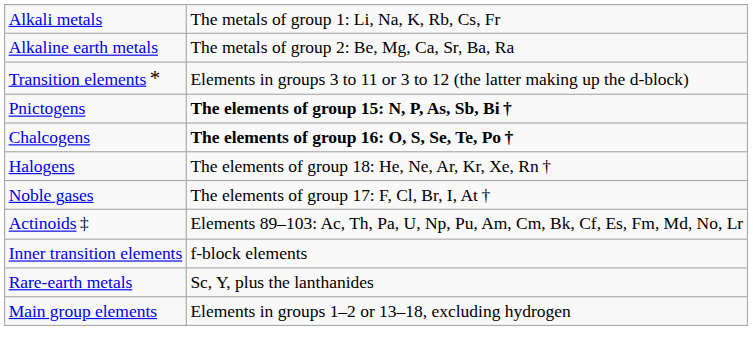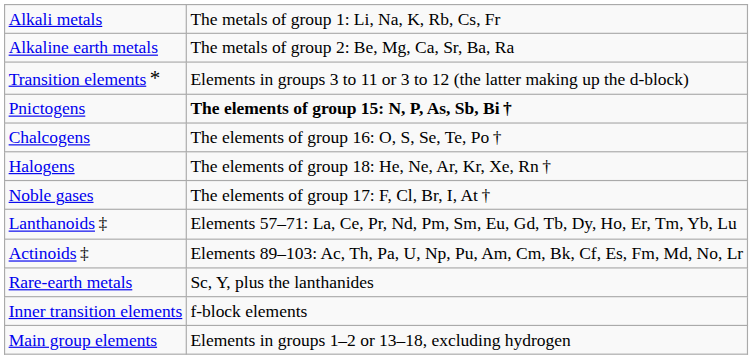(352, 137) bold -> (346, 137) normal
+ row: (58, 224)
rows swapped: (70, 281) <-> (95, 253)
